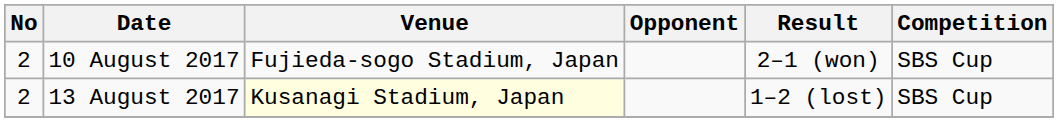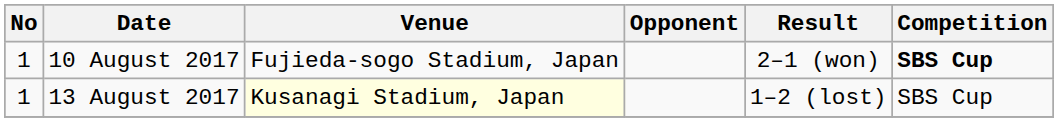(24, 60) 2 -> (24, 60) 1
(945, 60) normal -> (945, 60) bold
(24, 98) 2 -> (24, 98) 1
